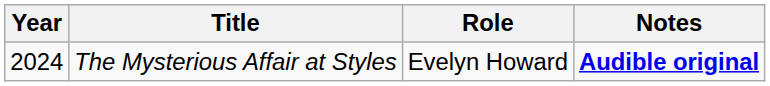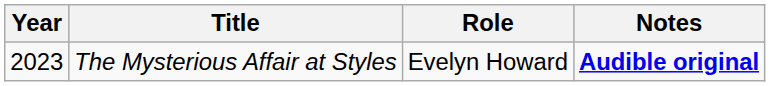(37, 61) 2024 -> (37, 61) 2023
